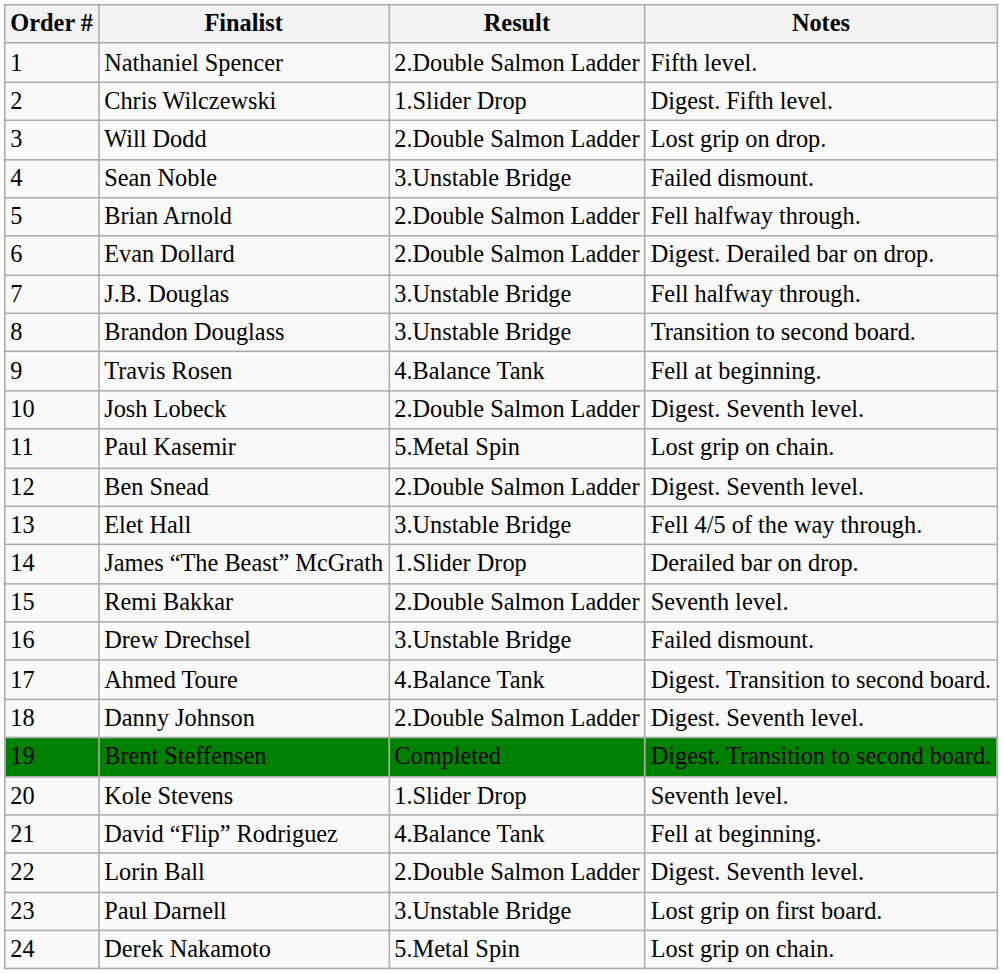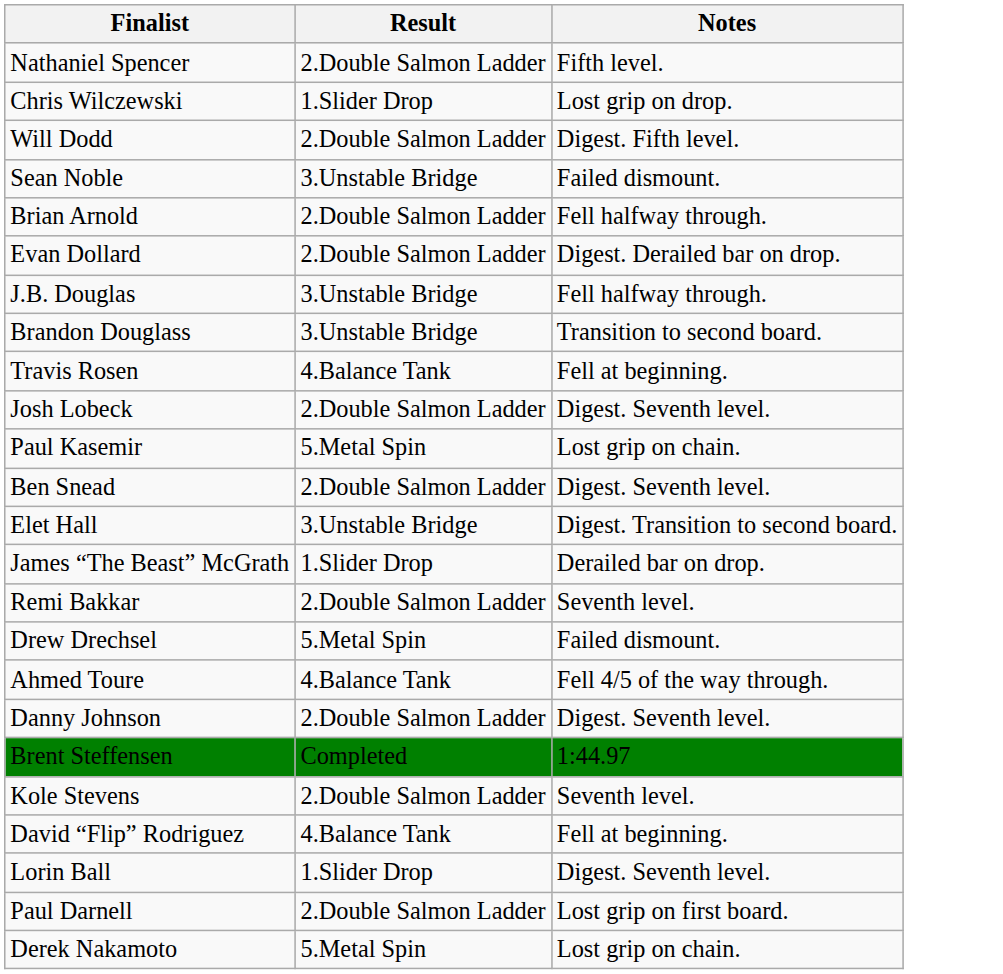- column: (52, 23)
(742, 100) Digest. Fifth level. -> (645, 100) Lost grip on drop.
(739, 139) Lost grip on drop. -> (648, 139) Digest. Fifth level.
(786, 525) Fell 4/5 of the way through. -> (727, 525) Digest. Transition to second board.
(483, 640) 3.Unstable Bridge -> (363, 640) 5.Metal Spin
(821, 679) Digest. Transition to second board. -> (693, 679) Fell 4/5 of the way through.
(821, 756) Digest. Transition to second board. -> (594, 756) 1:44.97
(461, 795) 1.Slider Drop -> (423, 795) 2.Double Salmon Ladder
(517, 872) 2.Double Salmon Ladder -> (367, 872) 1.Slider Drop
(483, 910) 3.Unstable Bridge -> (423, 910) 2.Double Salmon Ladder
